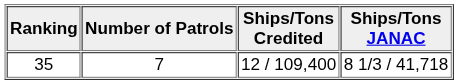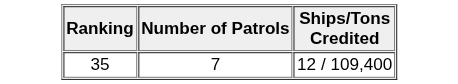- column: (396, 28)
